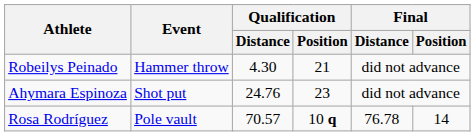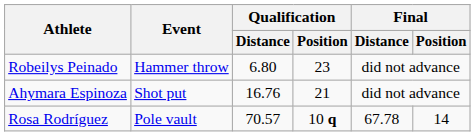(263, 67) 4.30 -> (263, 67) 6.80
(322, 67) 21 -> (322, 67) 23
(263, 93) 24.76 -> (263, 93) 16.76
(322, 93) 23 -> (322, 93) 21
(382, 118) 76.78 -> (382, 118) 67.78
